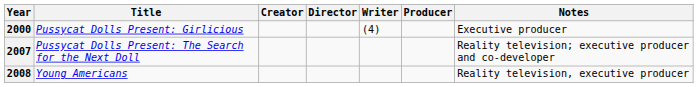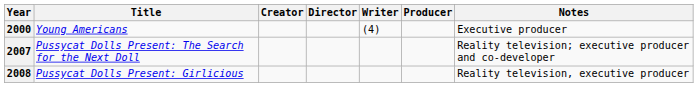(140, 29) Pussycat Dolls Present: Girlicious -> (82, 29) Young Americans
(82, 74) Young Americans -> (140, 74) Pussycat Dolls Present: Girlicious
